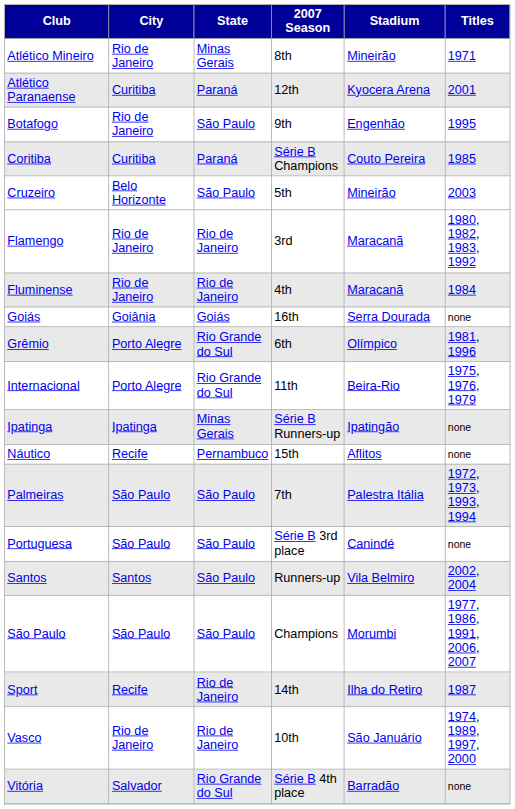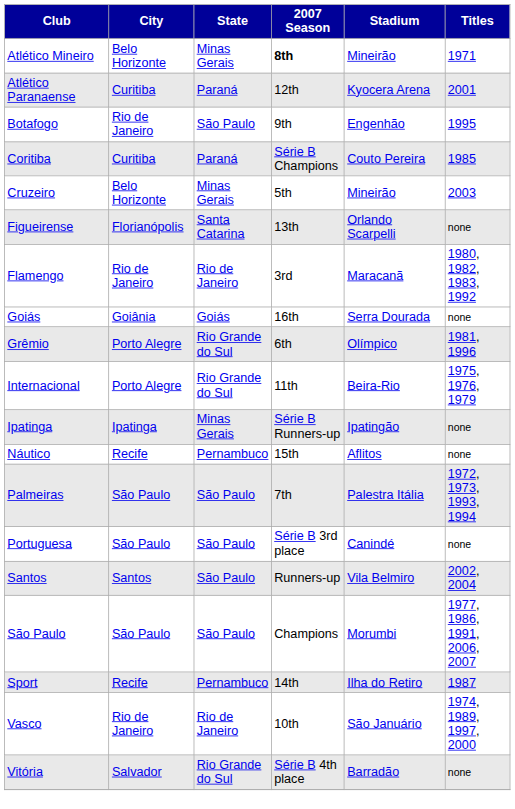(133, 55) Rio de Janeiro -> (139, 55) Belo Horizonte
(283, 55) normal -> (284, 55) bold
(226, 192) São Paulo -> (215, 192) Minas Gerais
+ row: (40, 227)
- row: (40, 289)
(217, 689) Rio de Janeiro -> (233, 682) Pernambuco
